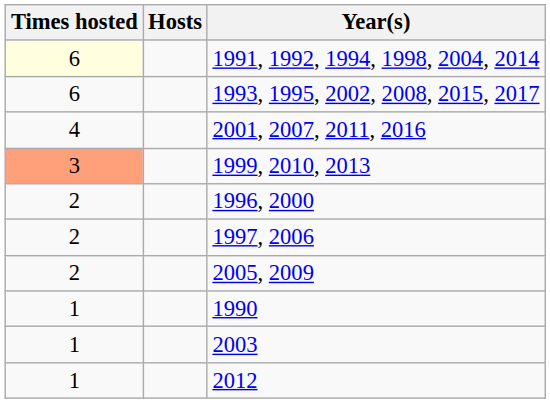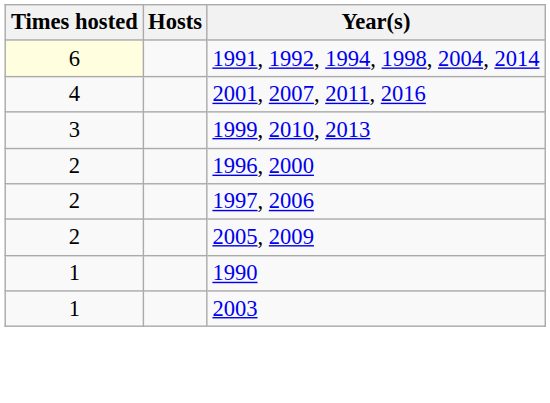- row: (376, 93)
(74, 165) lightsalmon background -> (74, 129) no background
- row: (235, 380)
